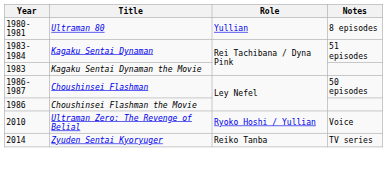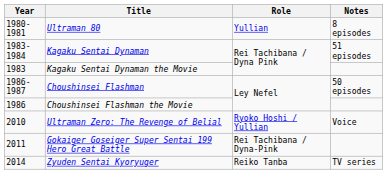+ row: (129, 145)
